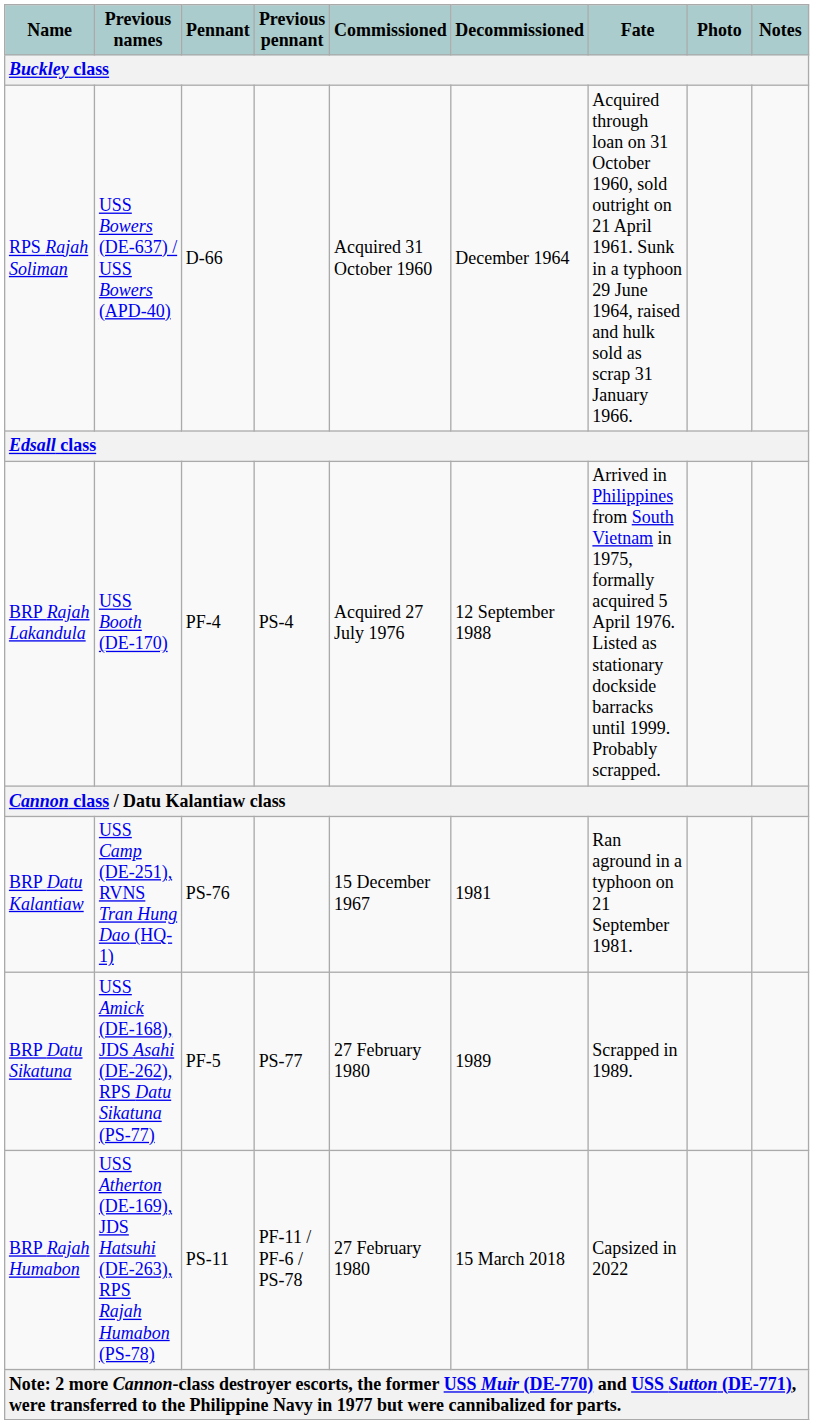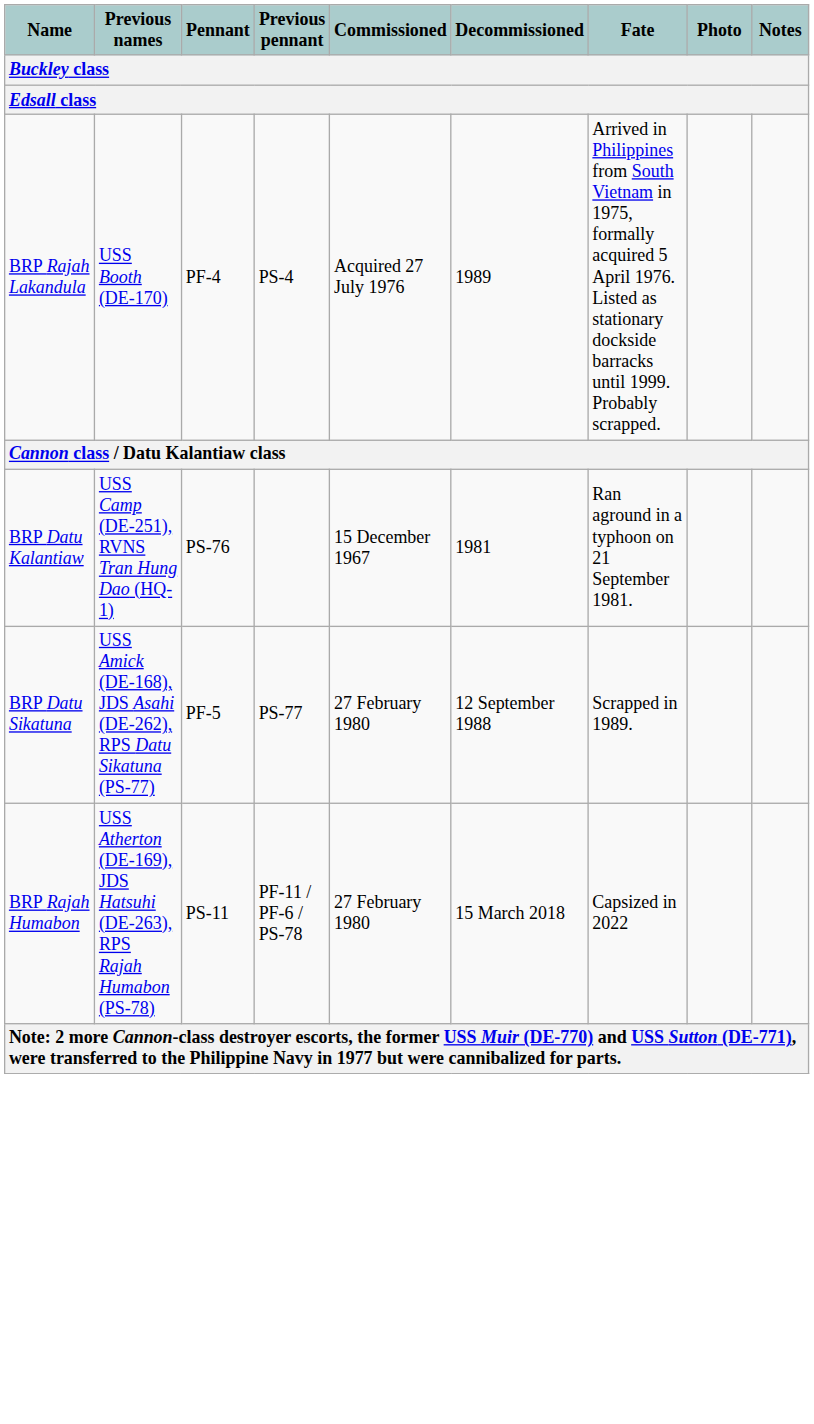- row: (49, 257)
(505, 623) 12 September 1988 -> (473, 276) 1989
(473, 1060) 1989 -> (505, 714) 12 September 1988
